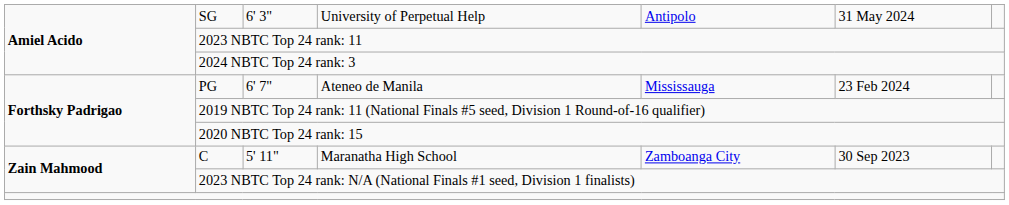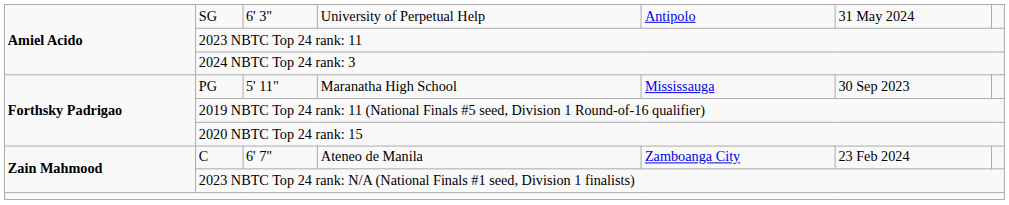(259, 87) 6' 7" -> (262, 87) 5' 11"
(372, 87) Ateneo de Manila -> (389, 87) Maranatha High School
(874, 87) 23 Feb 2024 -> (874, 87) 30 Sep 2023
(262, 157) 5' 11" -> (259, 157) 6' 7"
(389, 157) Maranatha High School -> (372, 157) Ateneo de Manila
(874, 157) 30 Sep 2023 -> (874, 157) 23 Feb 2024
